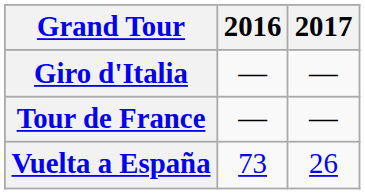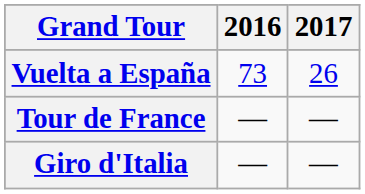rows swapped: (111, 73) <-> (111, 164)
